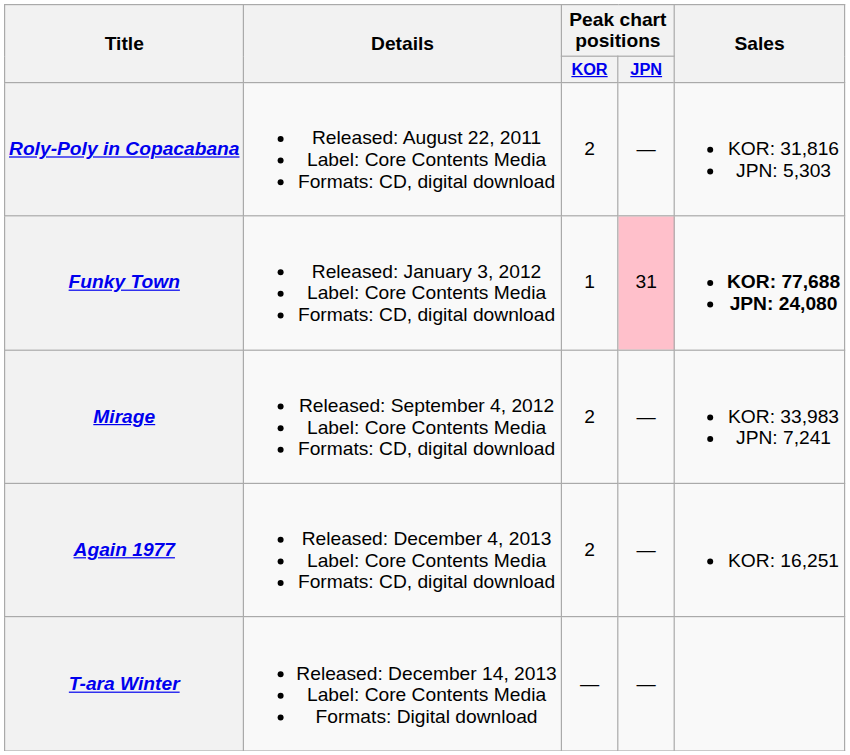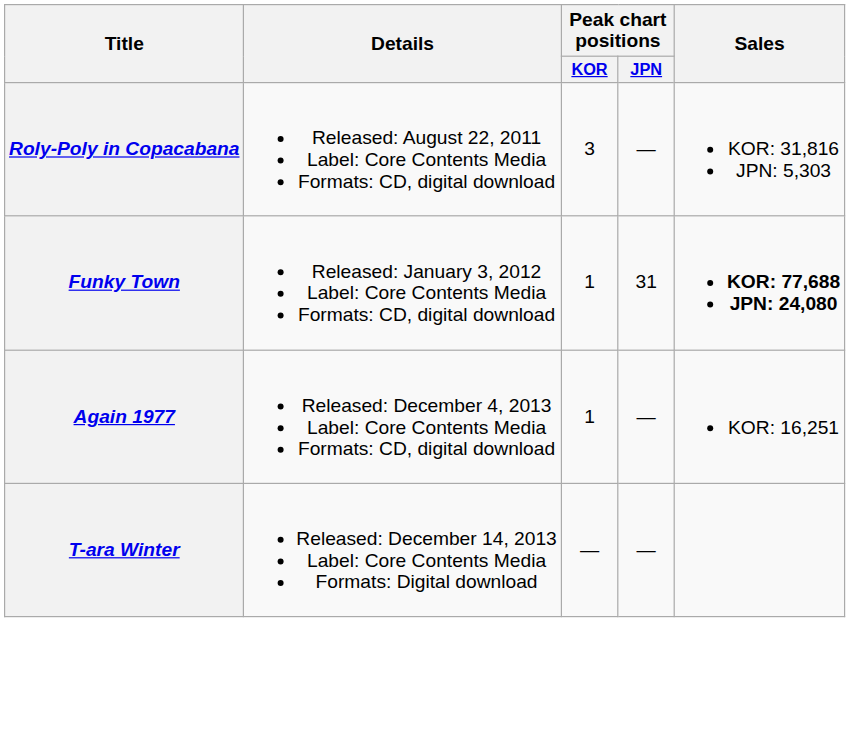(590, 149) 2 -> (590, 149) 3
(646, 282) pink background -> (646, 282) no background
- row: (124, 416)
(590, 550) 2 -> (590, 416) 1
